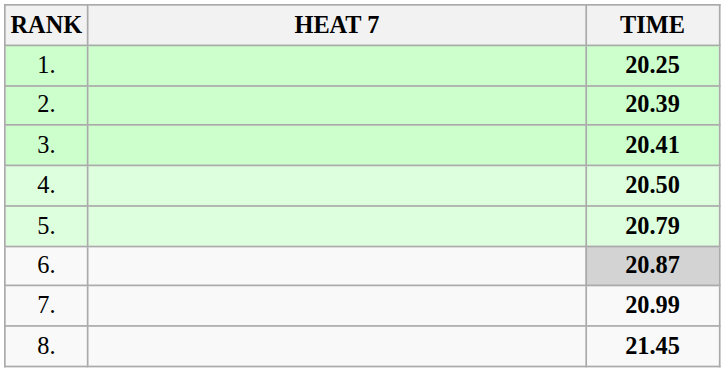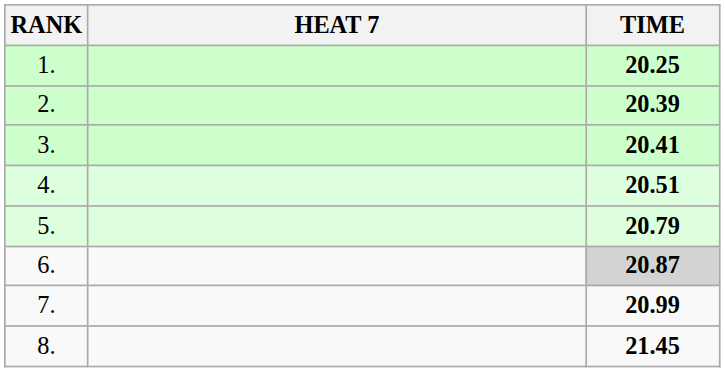(653, 185) 20.50 -> (653, 185) 20.51
